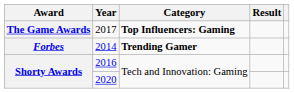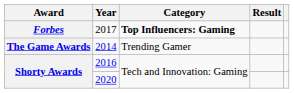(49, 29) The Game Awards -> (49, 29) Forbes
(49, 46) Forbes -> (49, 46) The Game Awards
(159, 46) bold -> (156, 46) normal
